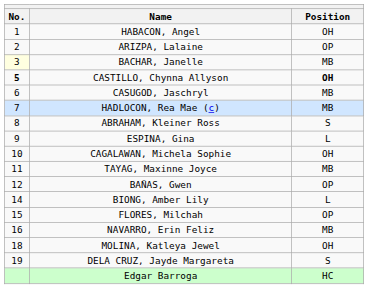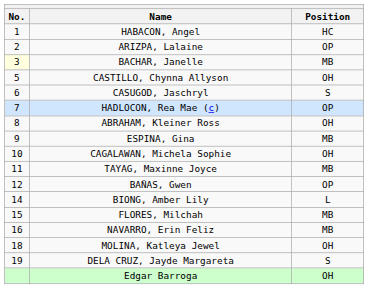(328, 32) OH -> (328, 32) HC
(17, 77) bold -> (17, 77) normal
(328, 77) bold -> (328, 77) normal
(328, 93) MB -> (328, 93) S
(328, 108) MB -> (328, 108) OP
(328, 123) S -> (328, 123) OH
(328, 138) L -> (328, 138) MB
(328, 215) OP -> (328, 215) MB
(328, 276) HC -> (328, 276) OH
